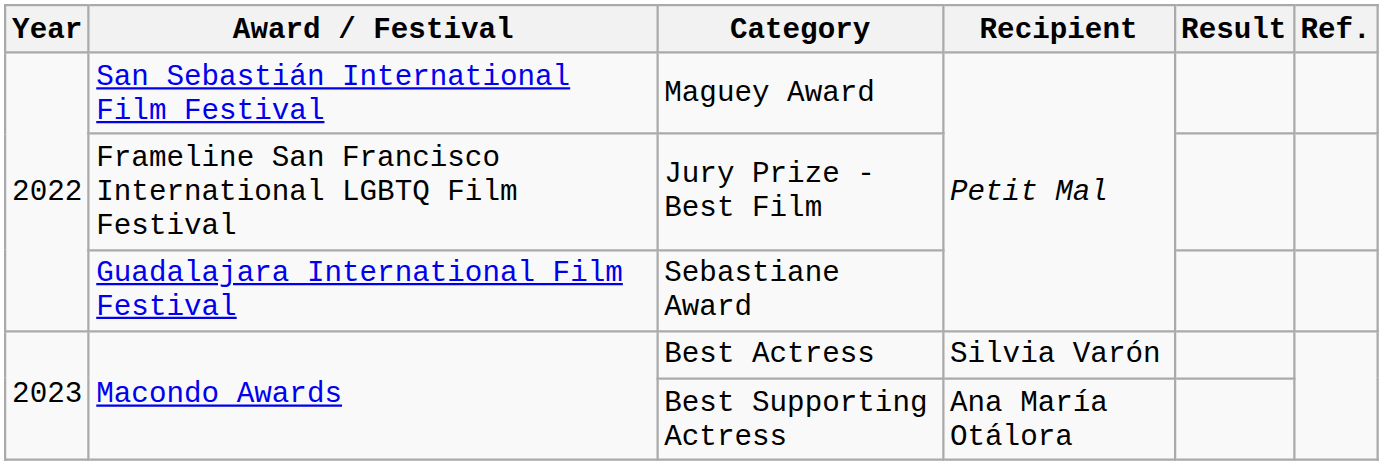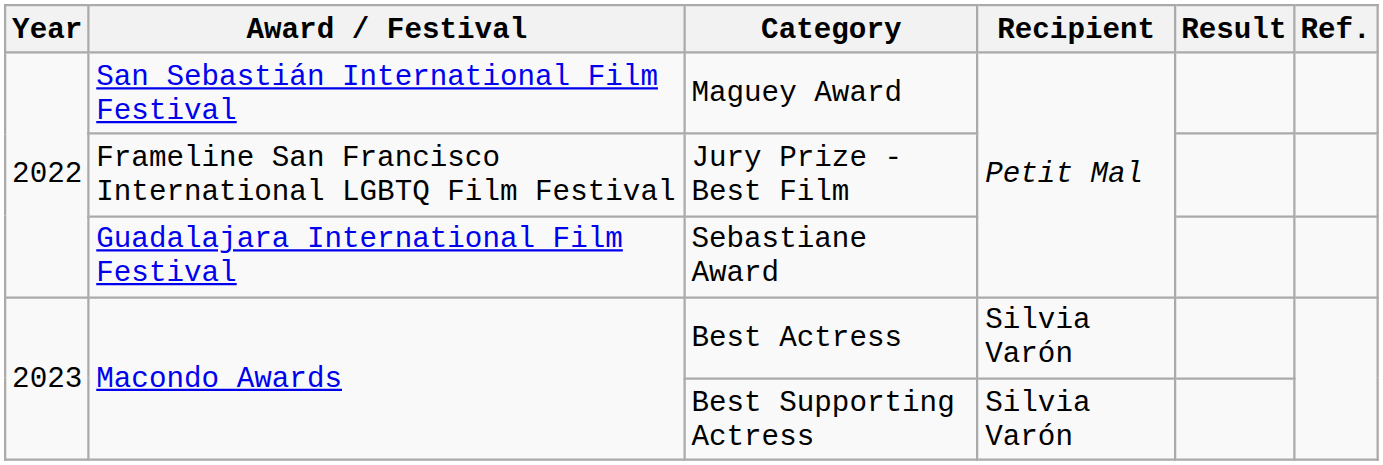(1029, 419) Ana María Otálora -> (1038, 419) Silvia Varón
